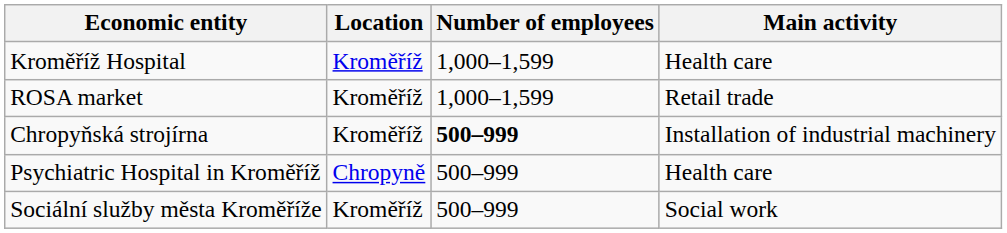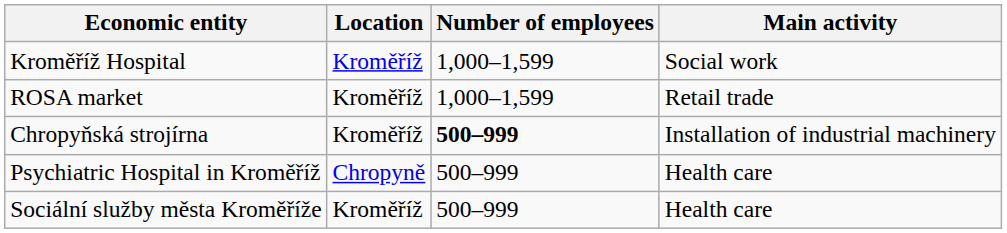(719, 60) Health care -> (721, 60) Social work
(721, 209) Social work -> (719, 209) Health care
